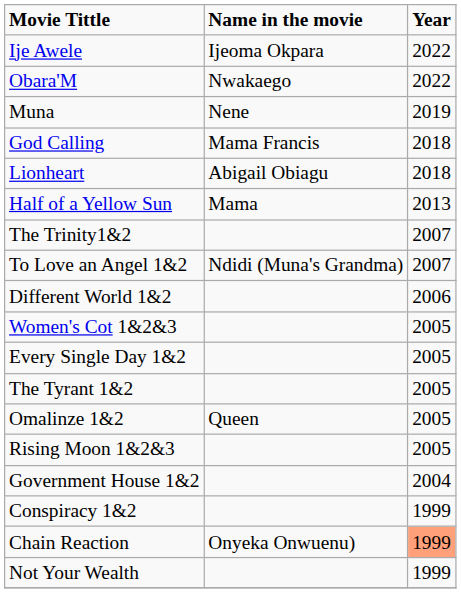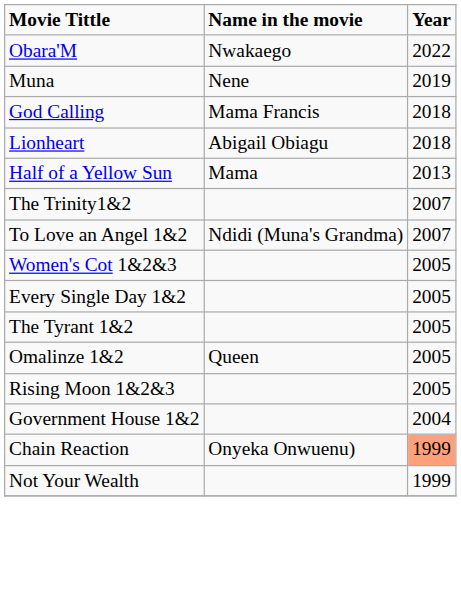- row: (46, 50)
- row: (90, 296)
- row: (73, 511)
